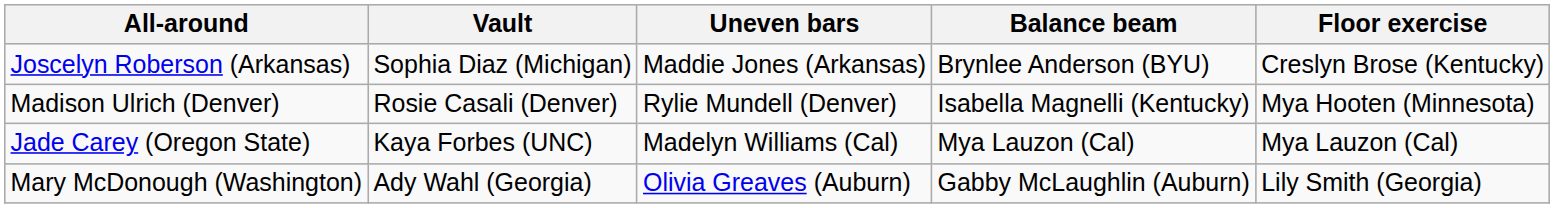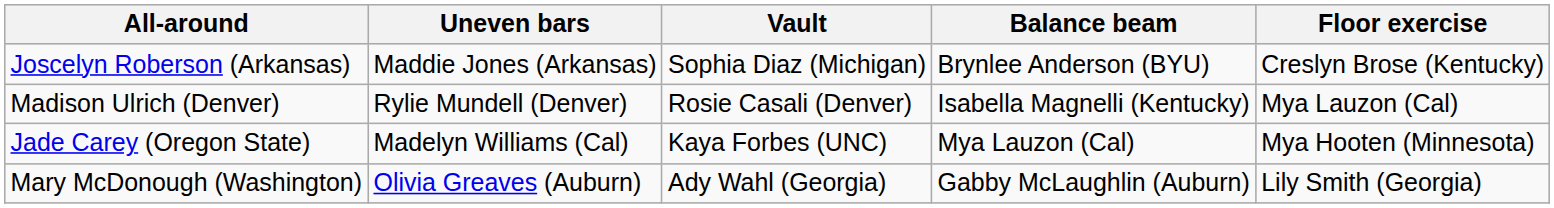columns swapped: (502, 24) <-> (785, 24)
(1398, 103) Mya Hooten (Minnesota) -> (1360, 103) Mya Lauzon (Cal)
(1360, 143) Mya Lauzon (Cal) -> (1398, 143) Mya Hooten (Minnesota)
